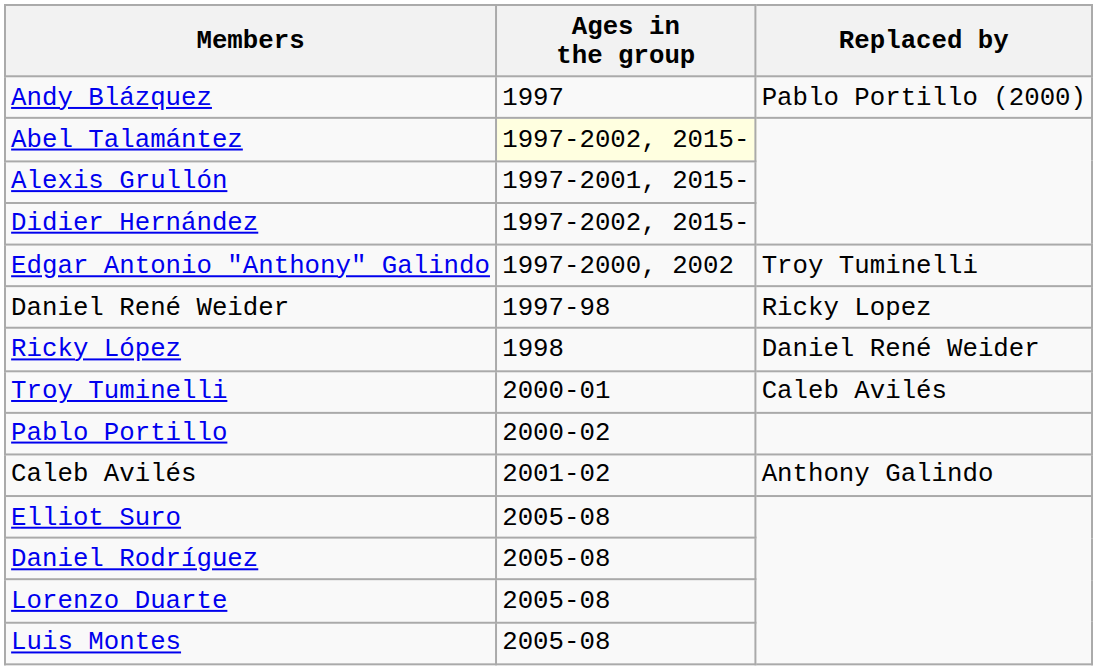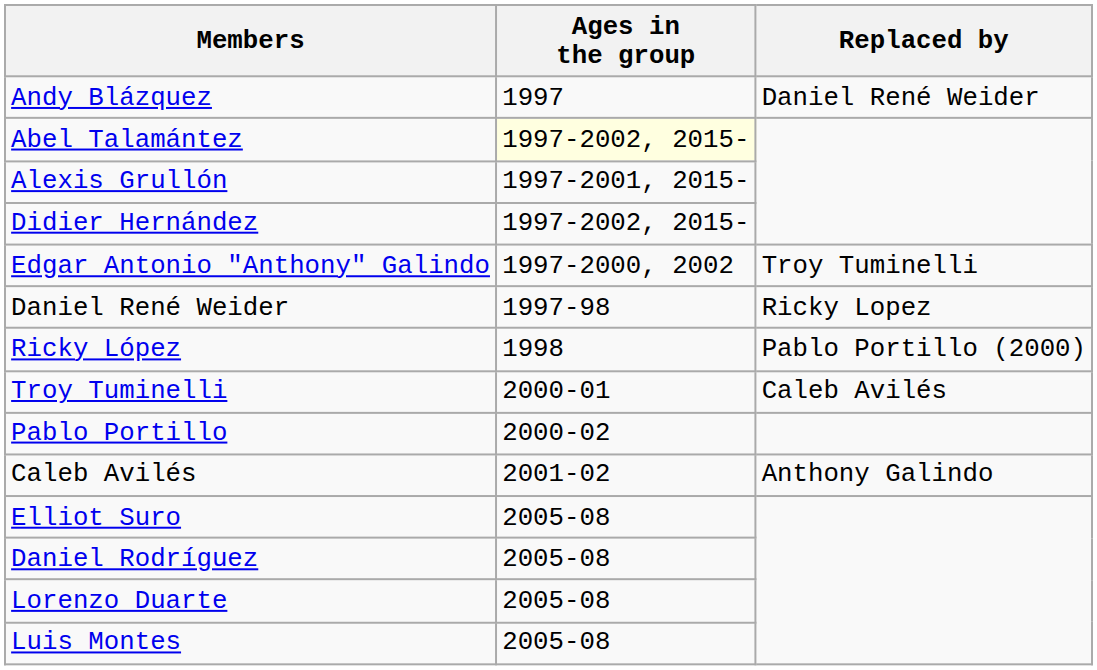(924, 98) Pablo Portillo (2000) -> (901, 98) Daniel René Weider
(901, 349) Daniel René Weider -> (924, 349) Pablo Portillo (2000)
